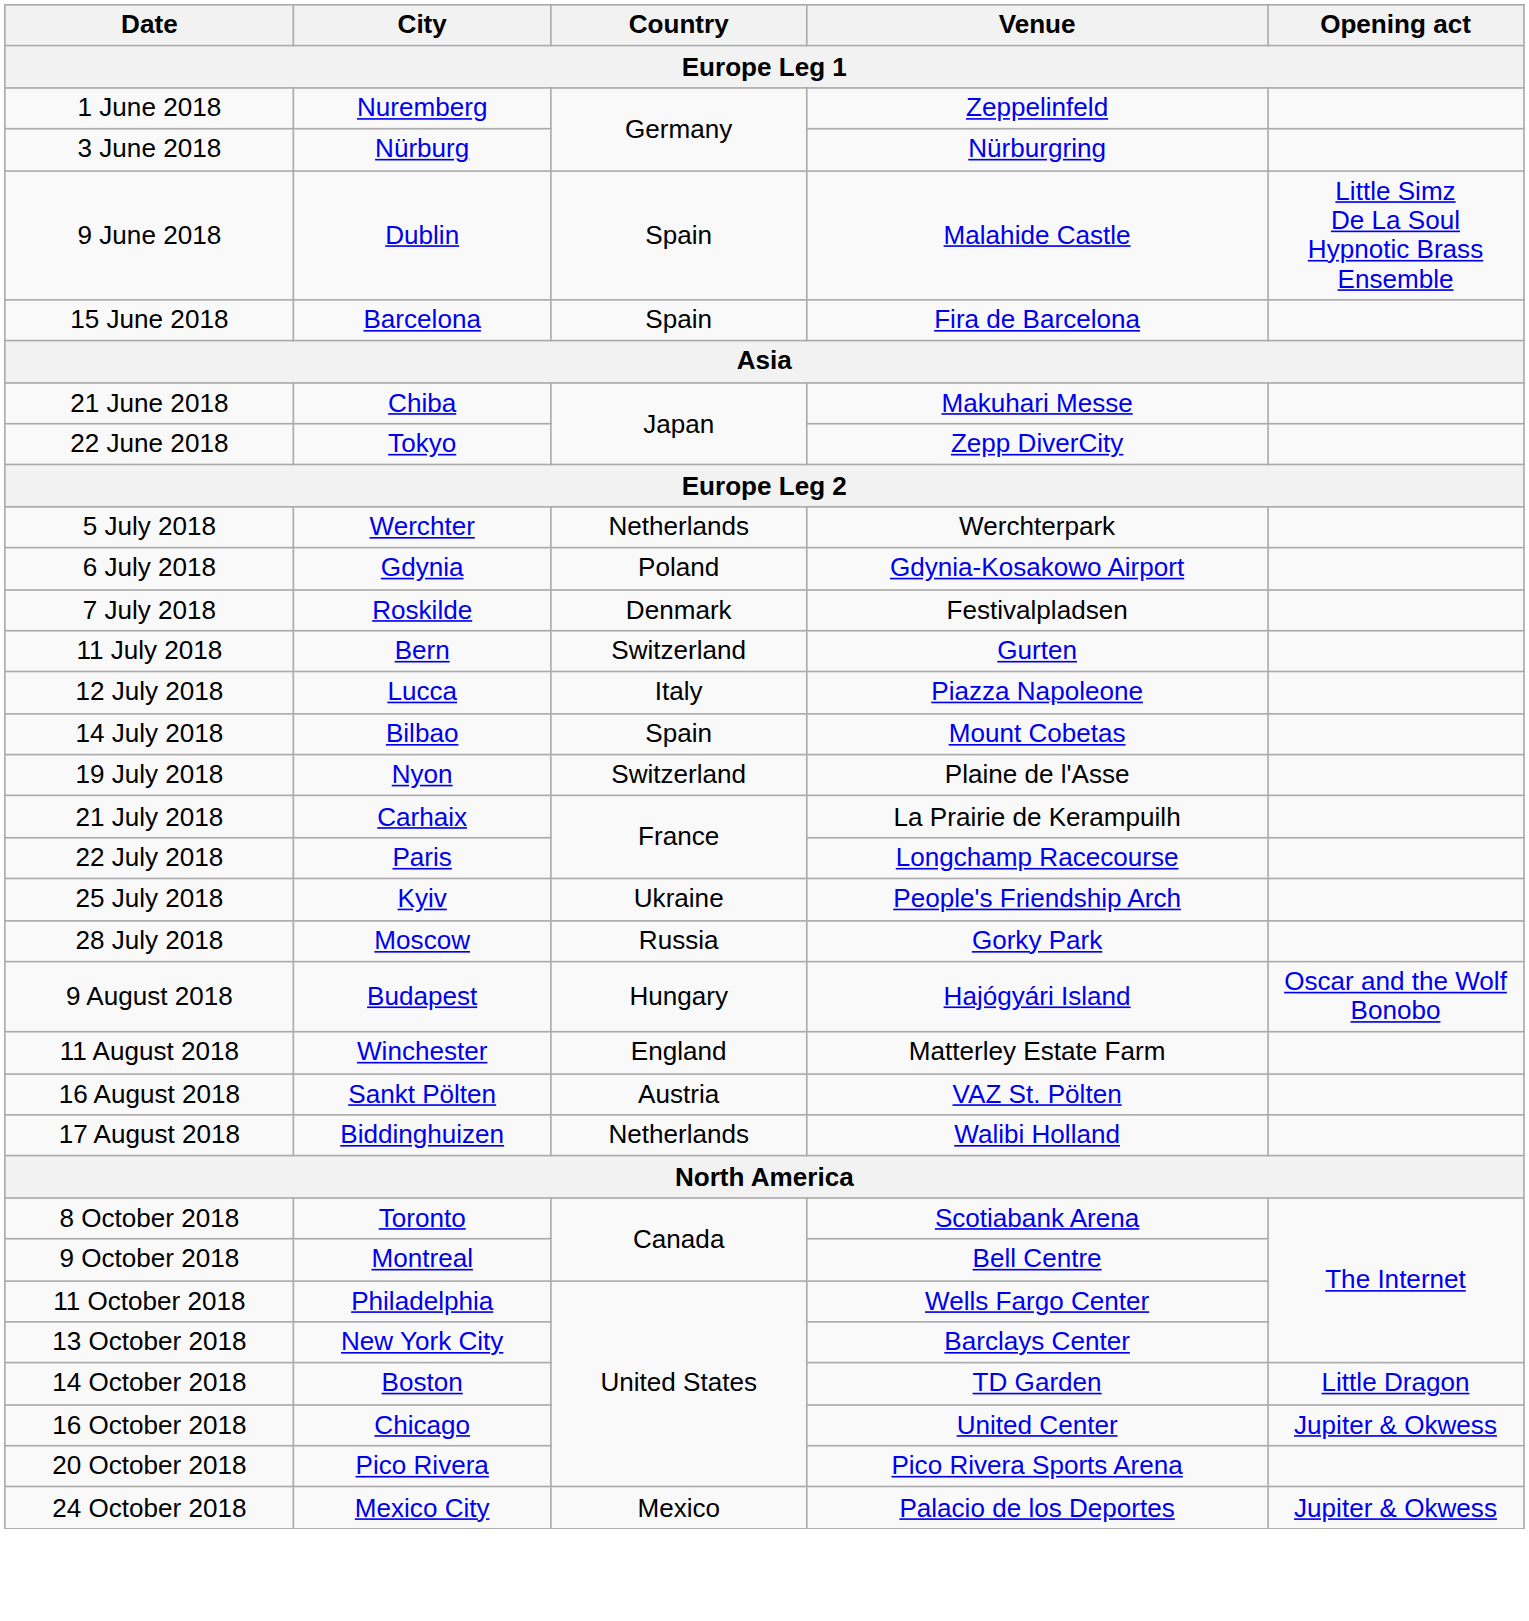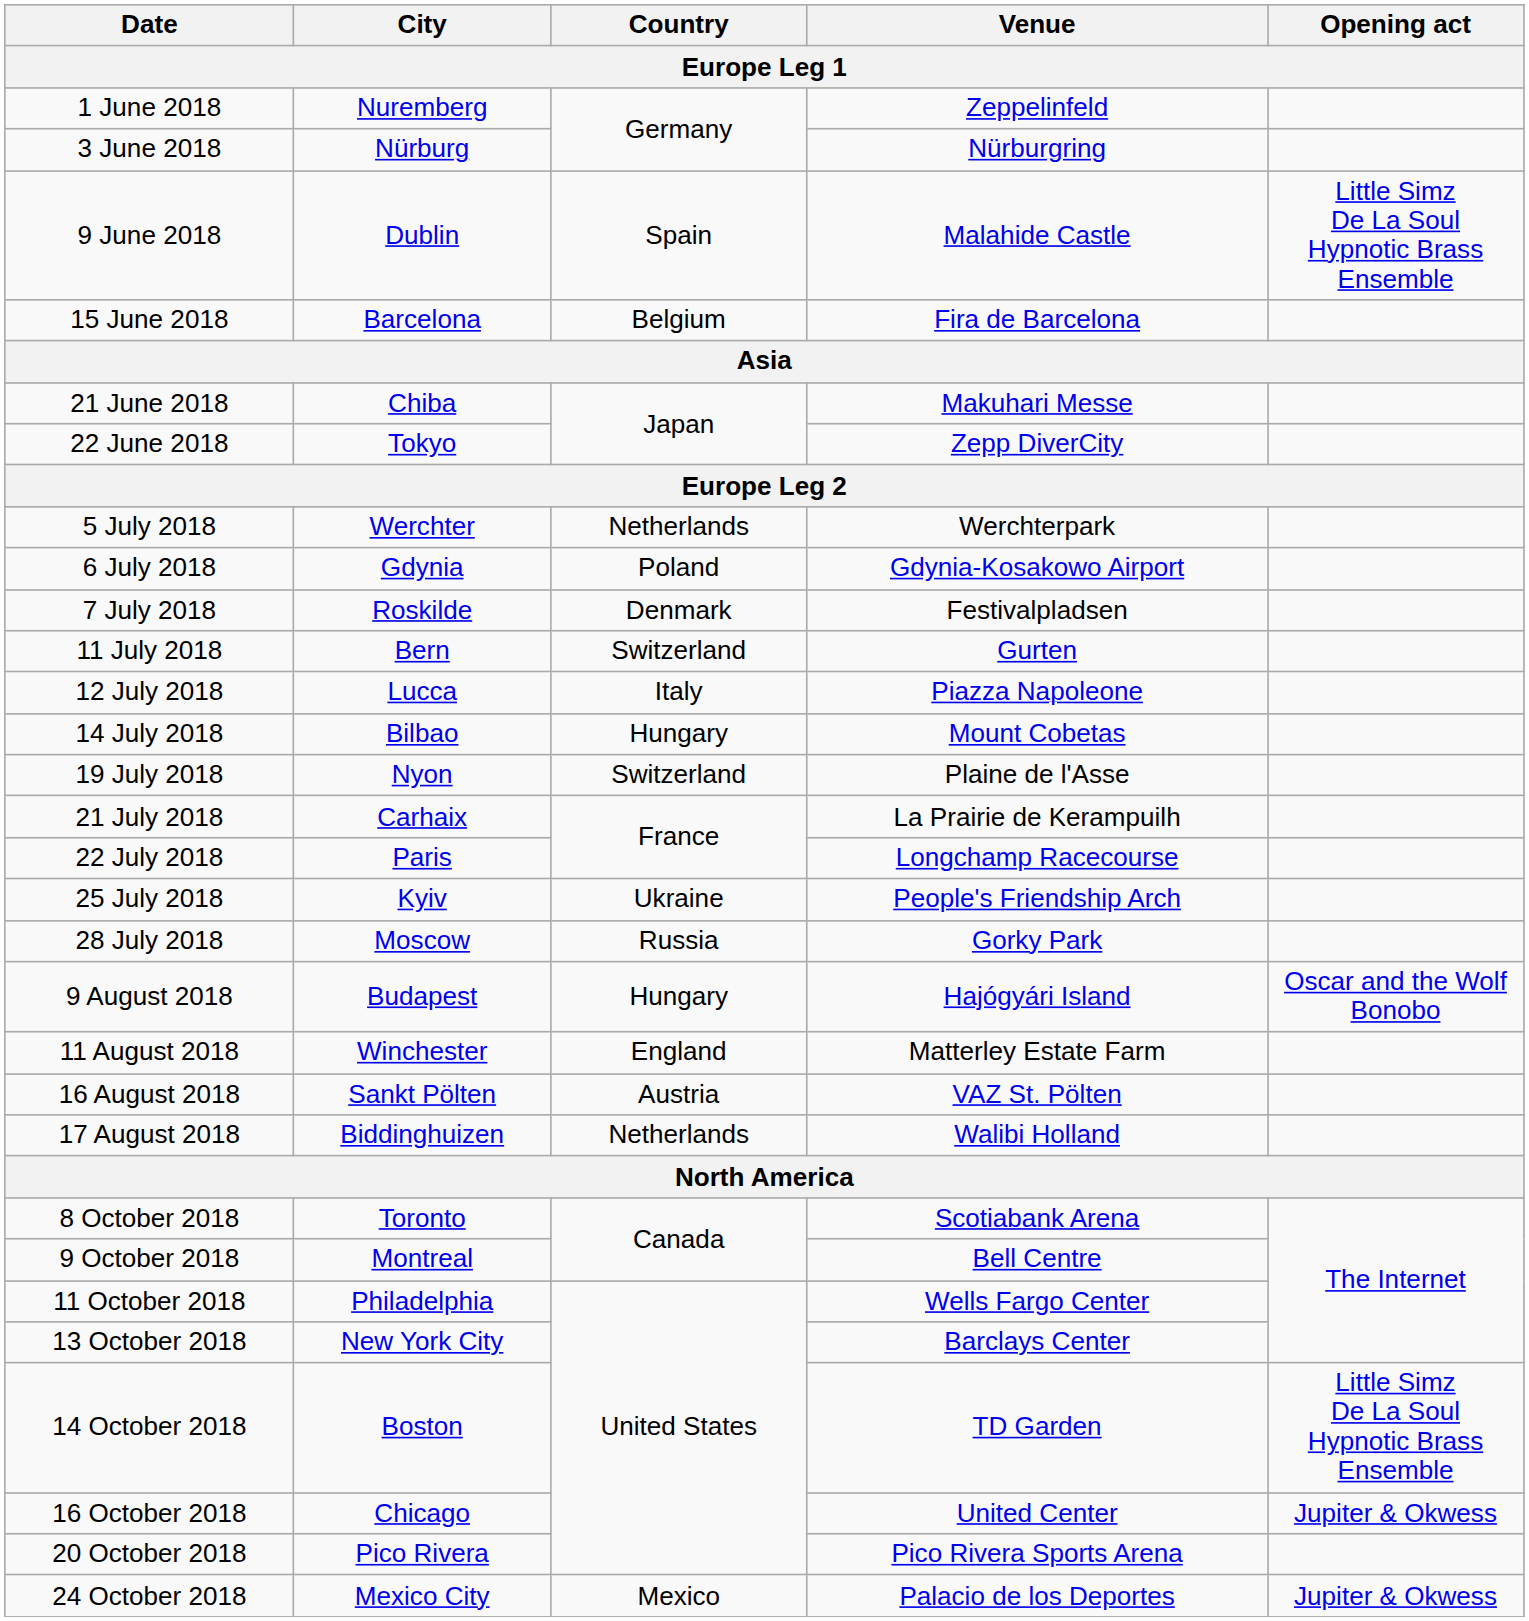(679, 320) Spain -> (679, 320) Belgium
(679, 733) Spain -> (679, 733) Hungary
(1396, 1383) Little Dragon -> (1396, 1427) Little Simz De La Soul Hypnotic Brass Ensemble
